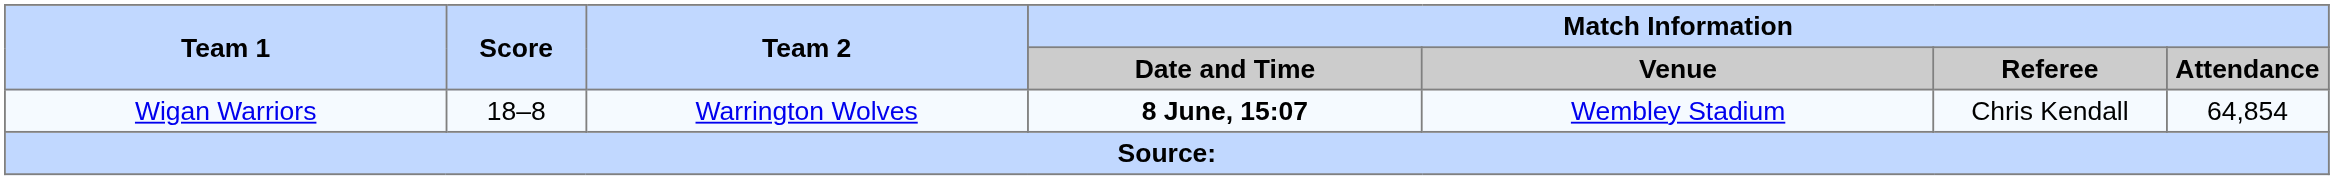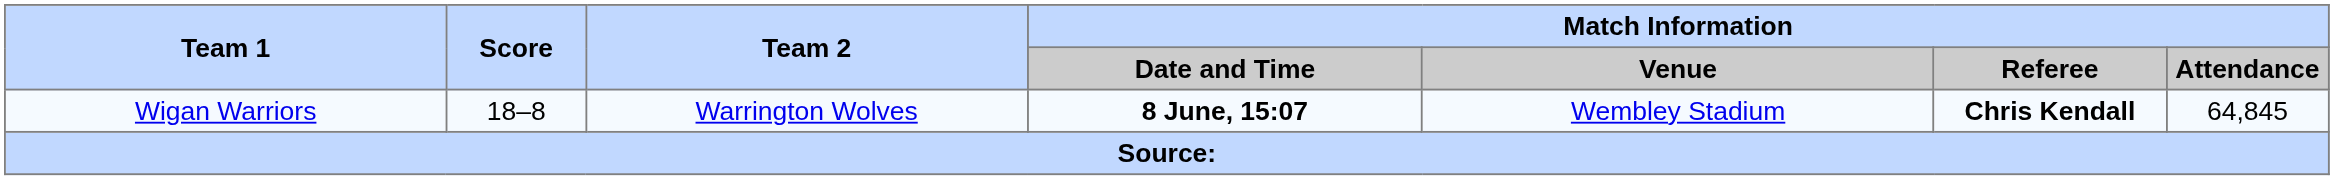(2050, 111) normal -> (2050, 111) bold
(2247, 111) 64,854 -> (2247, 111) 64,845
